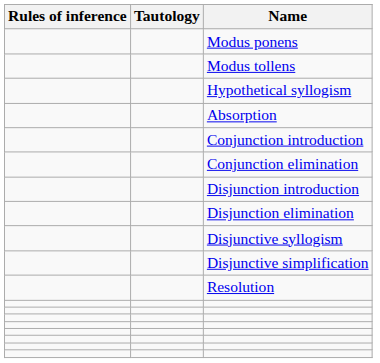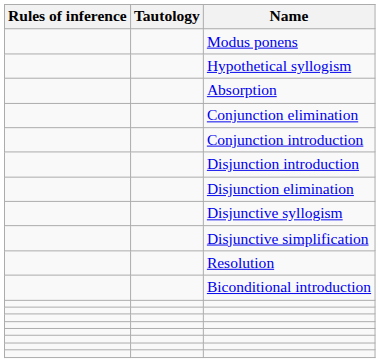- row: (67, 66)
rows swapped: (67, 140) <-> (67, 164)
+ row: (67, 288)
